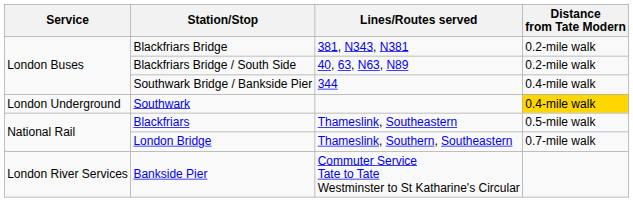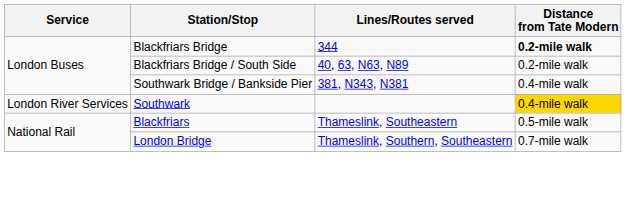(363, 46) 381, N343, N381 -> (328, 46) 344
(560, 46) normal -> (555, 46) bold
(328, 84) 344 -> (363, 84) 381, N343, N381
(64, 103) London Underground -> (68, 103) London River Services
- row: (170, 174)
